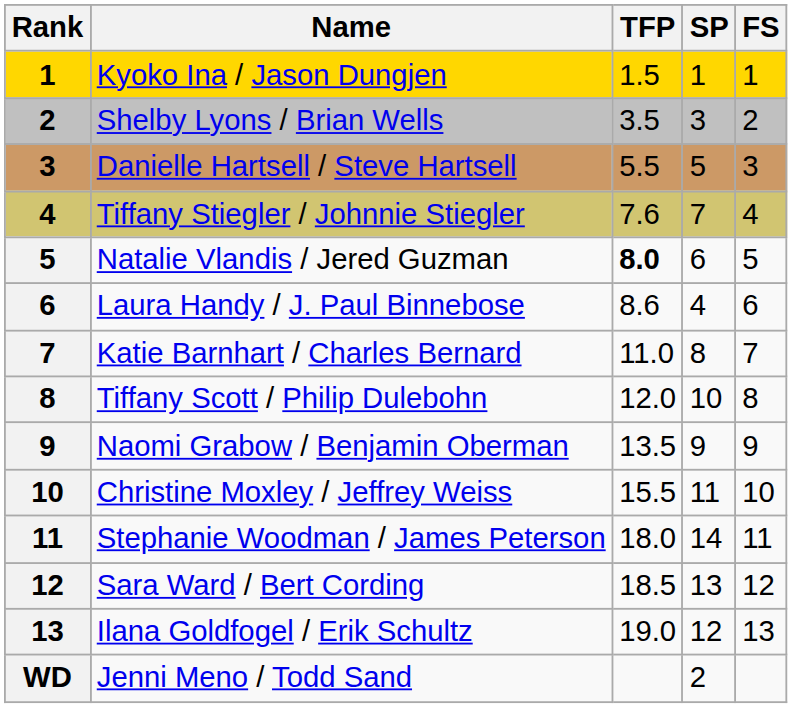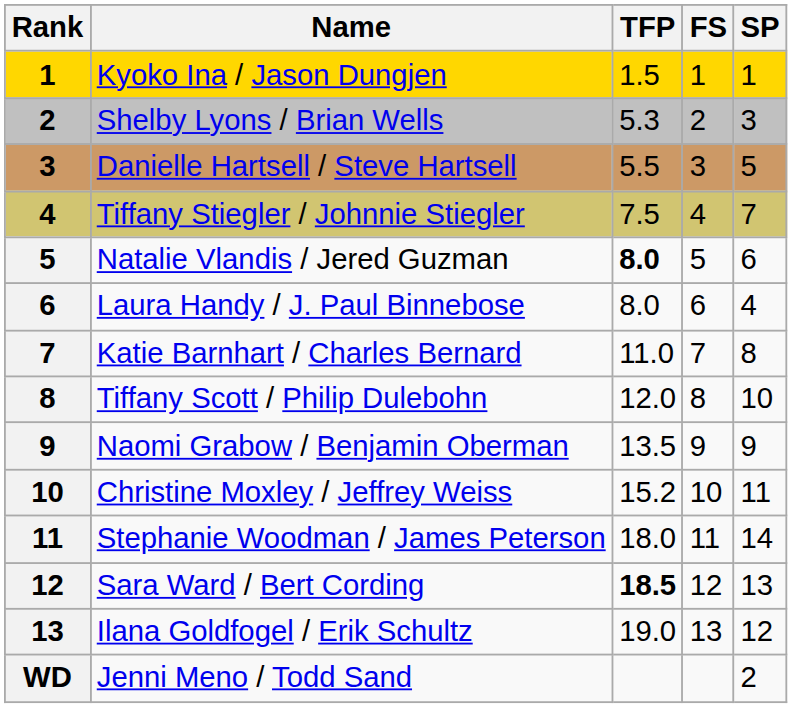columns swapped: (709, 27) <-> (761, 27)
(640, 120) 3.5 -> (640, 120) 5.3
(640, 213) 7.6 -> (640, 213) 7.5
(640, 306) 8.6 -> (640, 306) 8.0
(648, 492) 15.5 -> (648, 492) 15.2
(648, 584) normal -> (648, 584) bold
